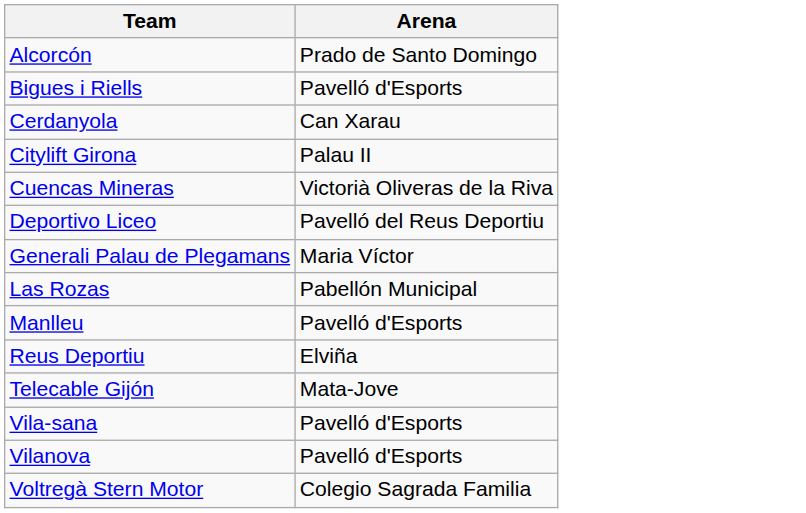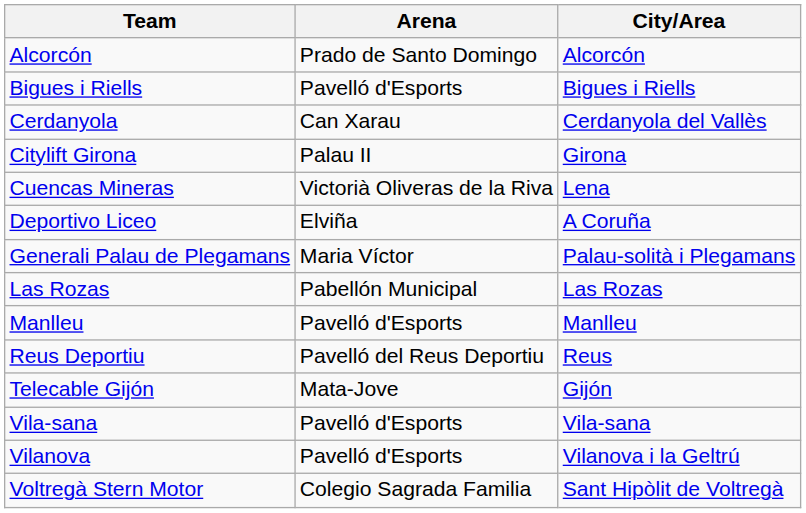+ column: (679, 21)
(422, 222) Pavelló del Reus Deportiu -> (329, 222) Elviña
(329, 356) Elviña -> (422, 356) Pavelló del Reus Deportiu
